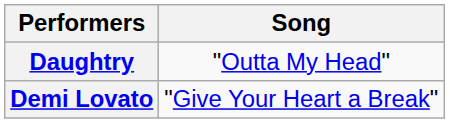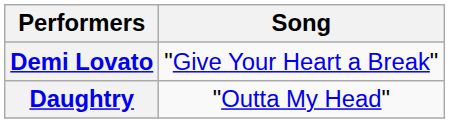rows swapped: (82, 99) <-> (82, 61)
